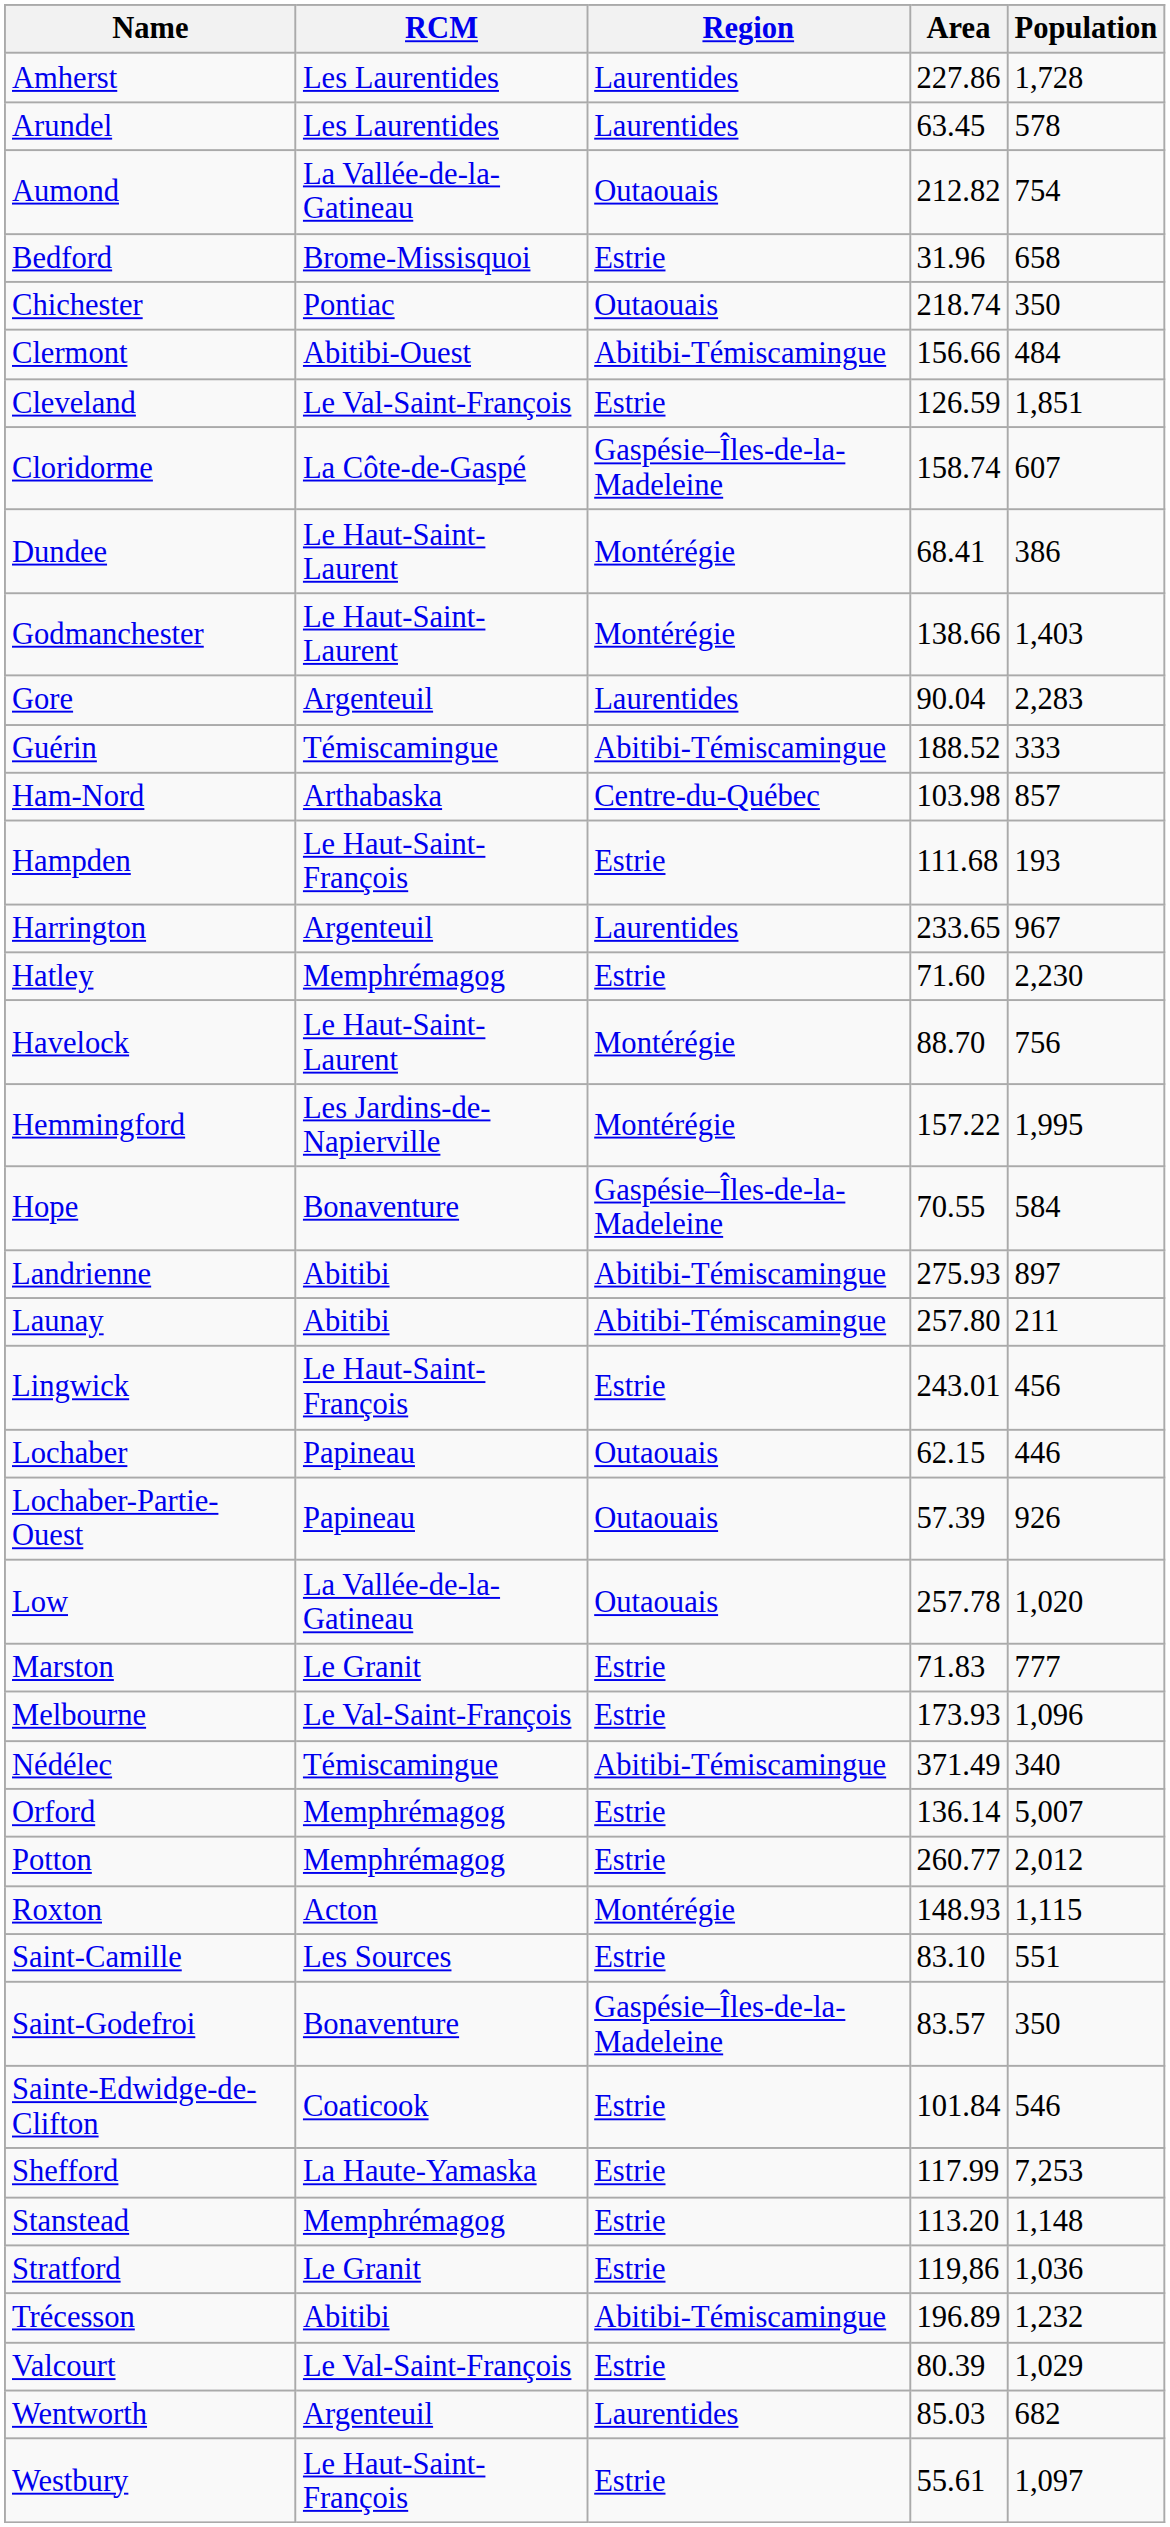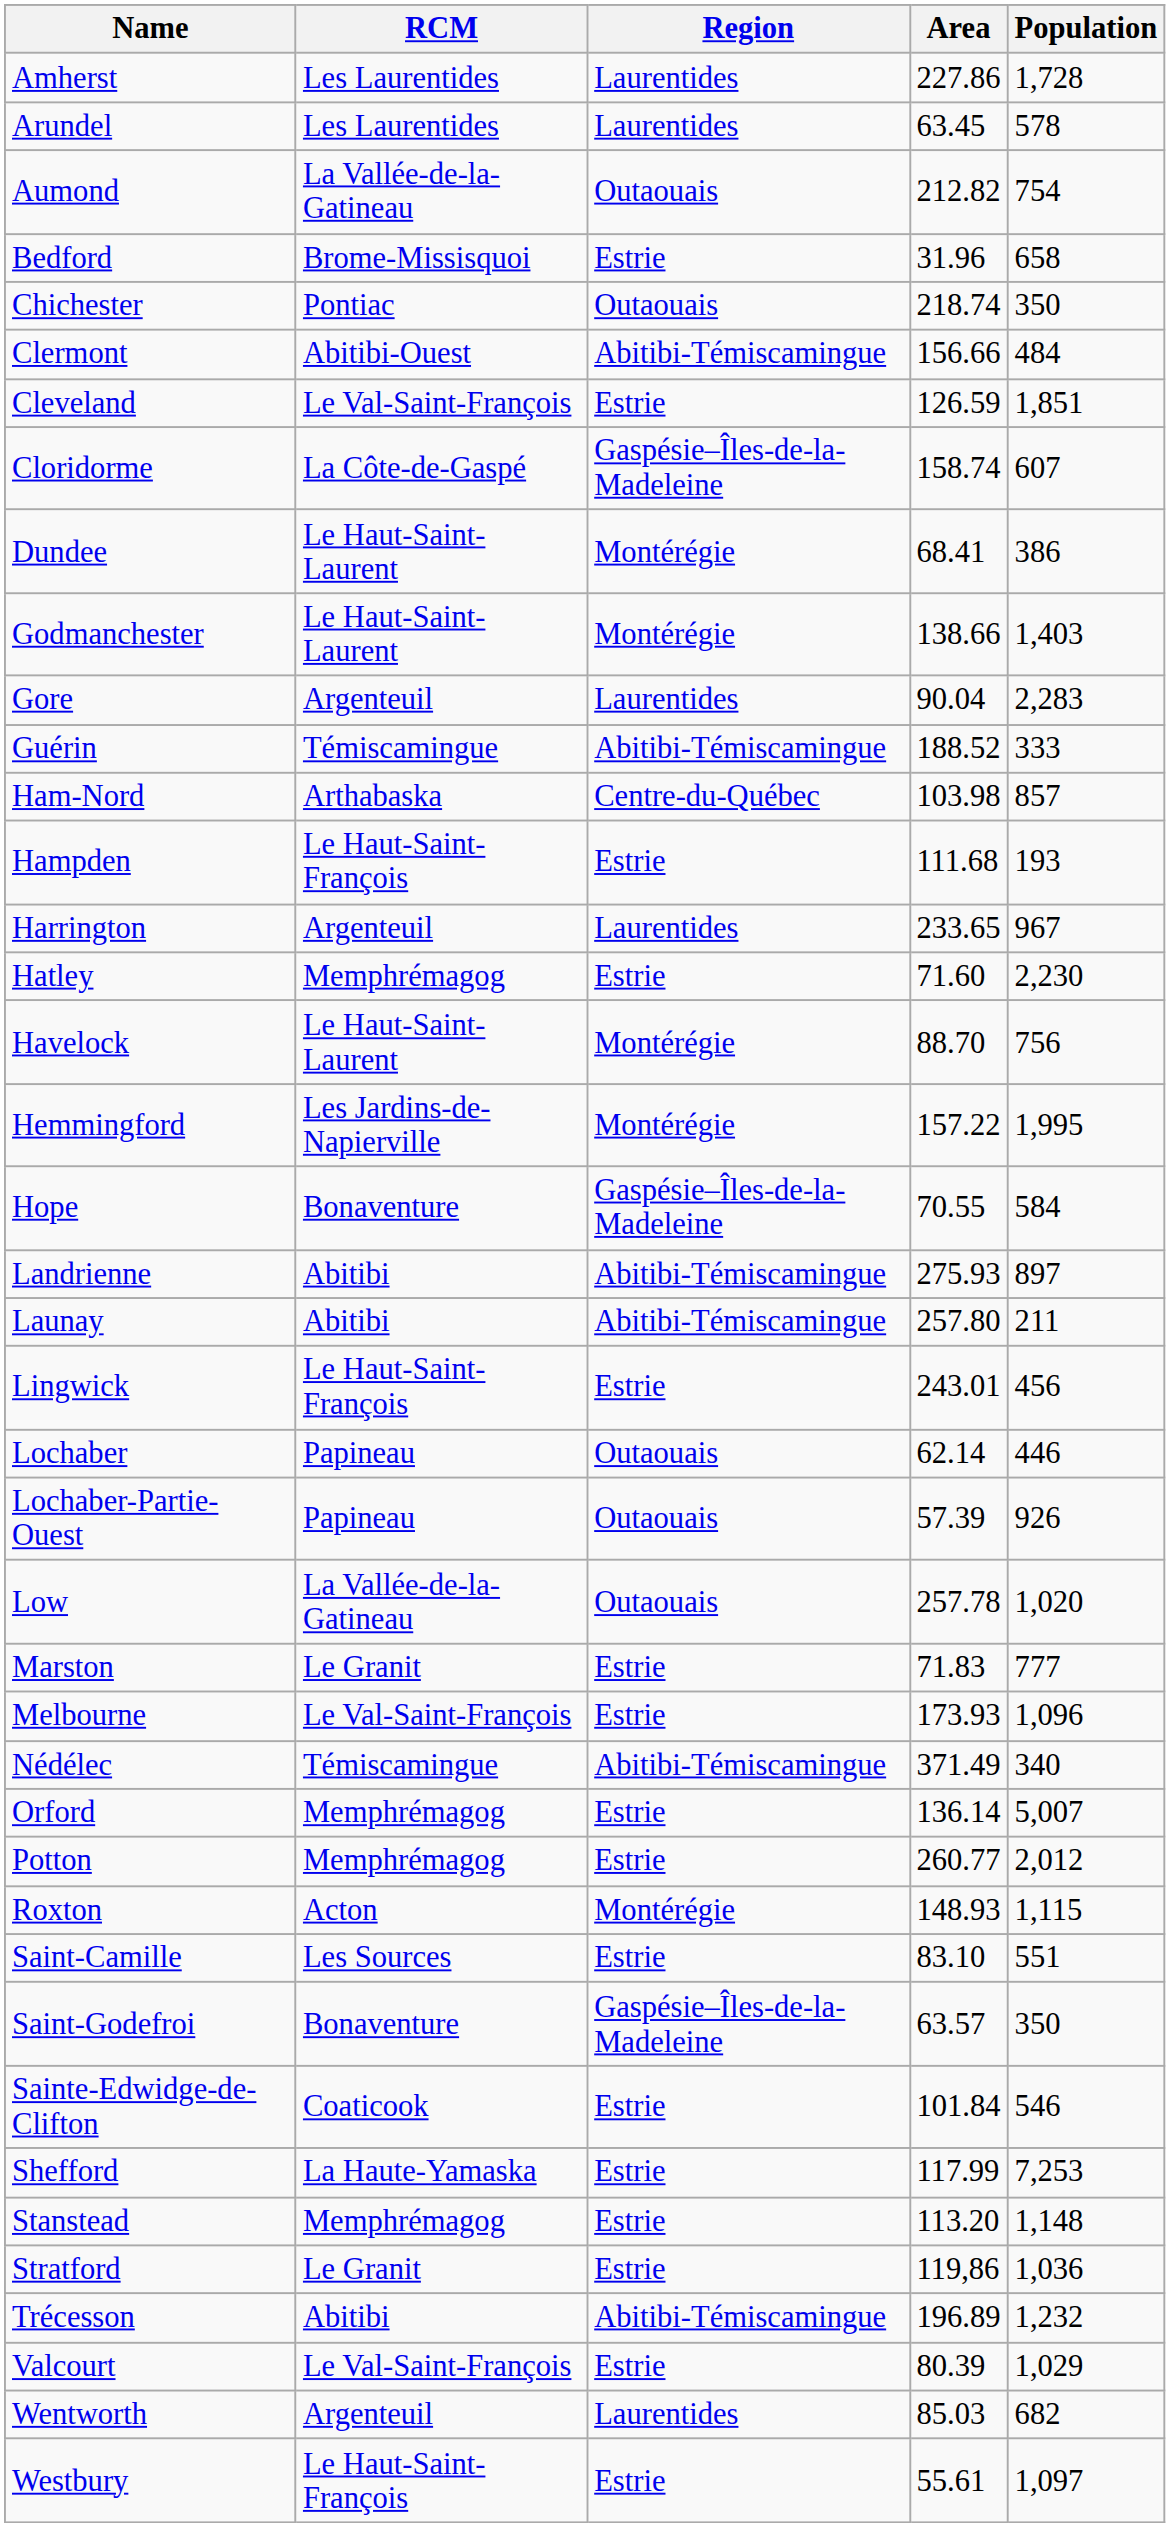(951, 1452) 62.15 -> (951, 1452) 62.14
(951, 2023) 83.57 -> (951, 2023) 63.57
